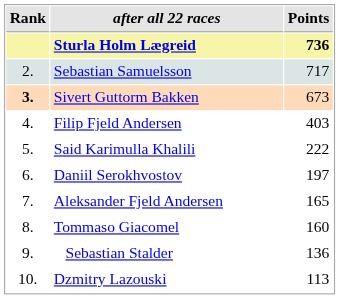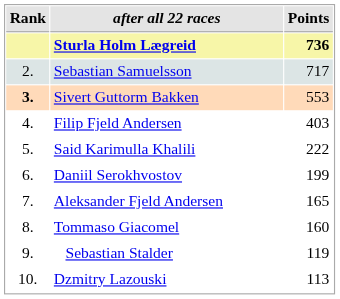(318, 97) 673 -> (318, 97) 553
(318, 175) 197 -> (318, 175) 199
(318, 253) 136 -> (318, 253) 119
